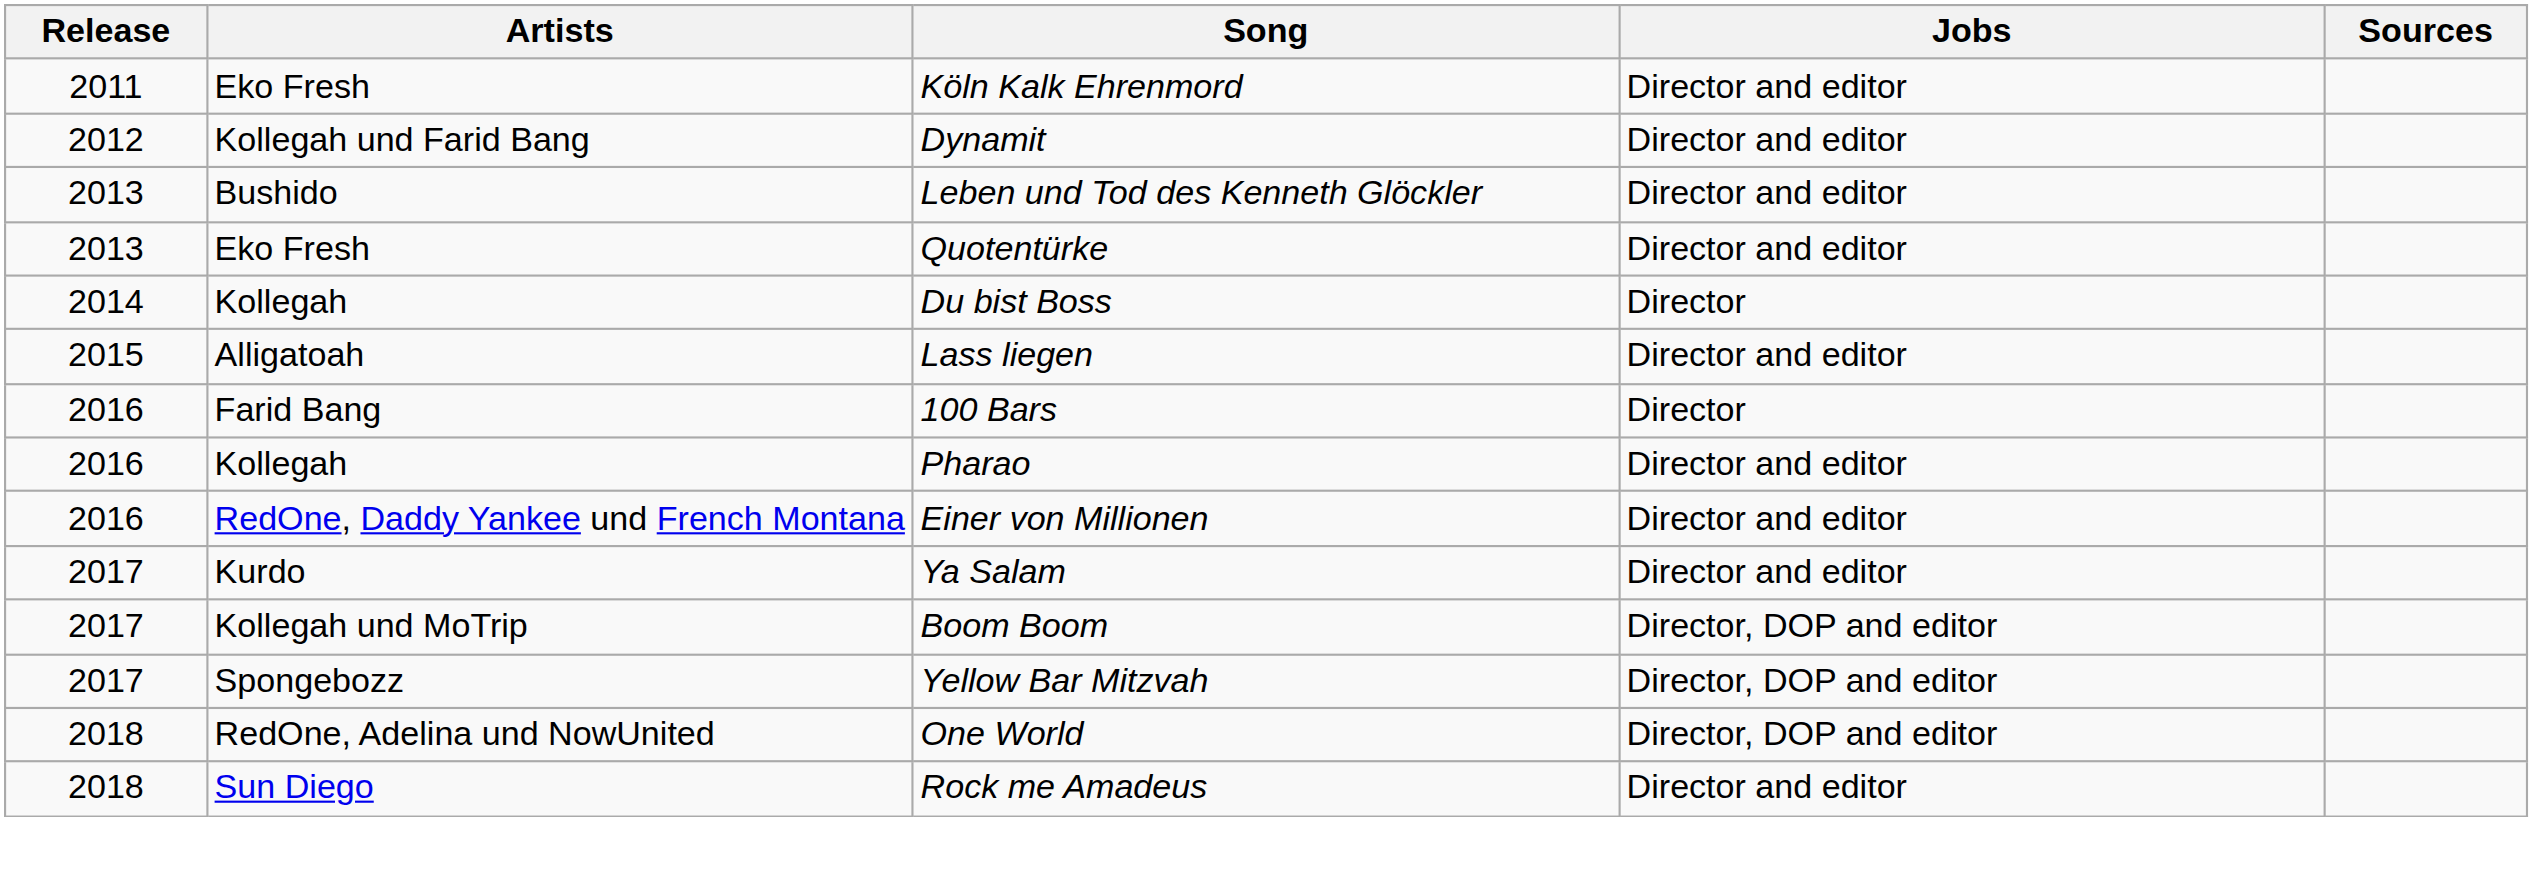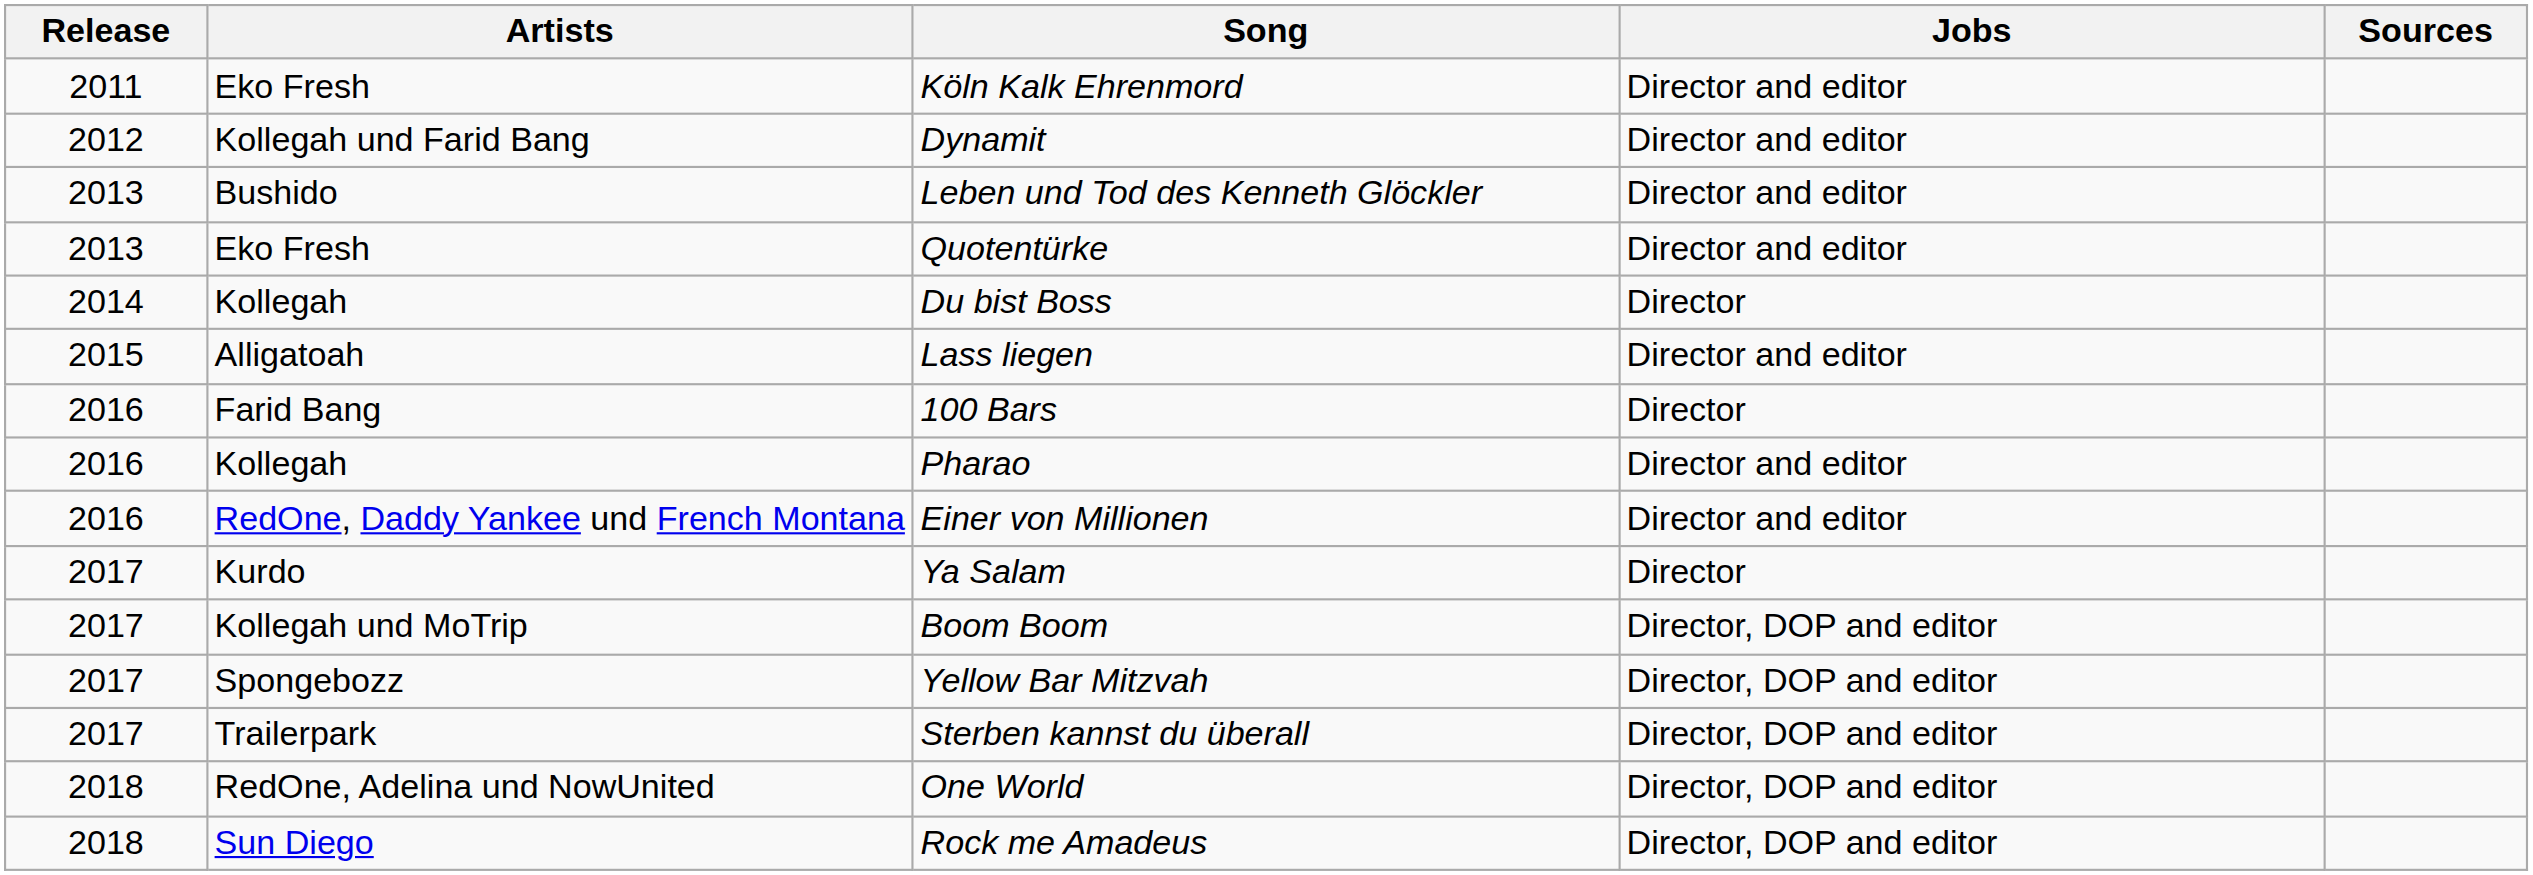(1767, 572) Director and editor -> (1686, 572) Director
+ row: (1115, 734)
(1767, 788) Director and editor -> (1812, 842) Director, DOP and editor
